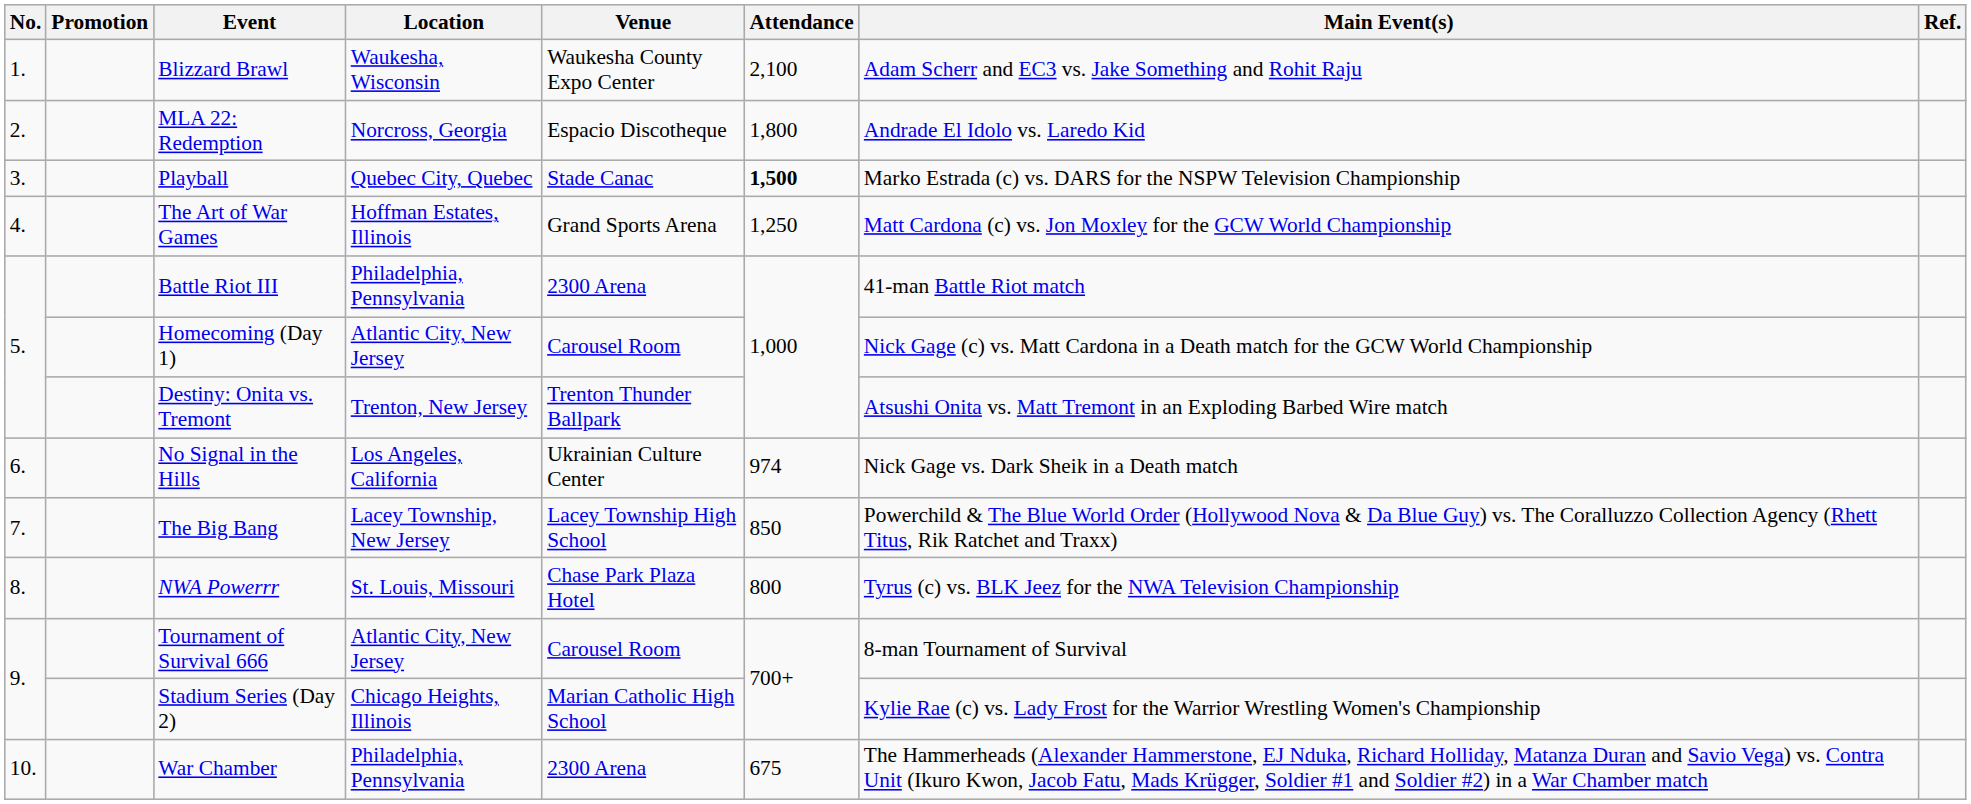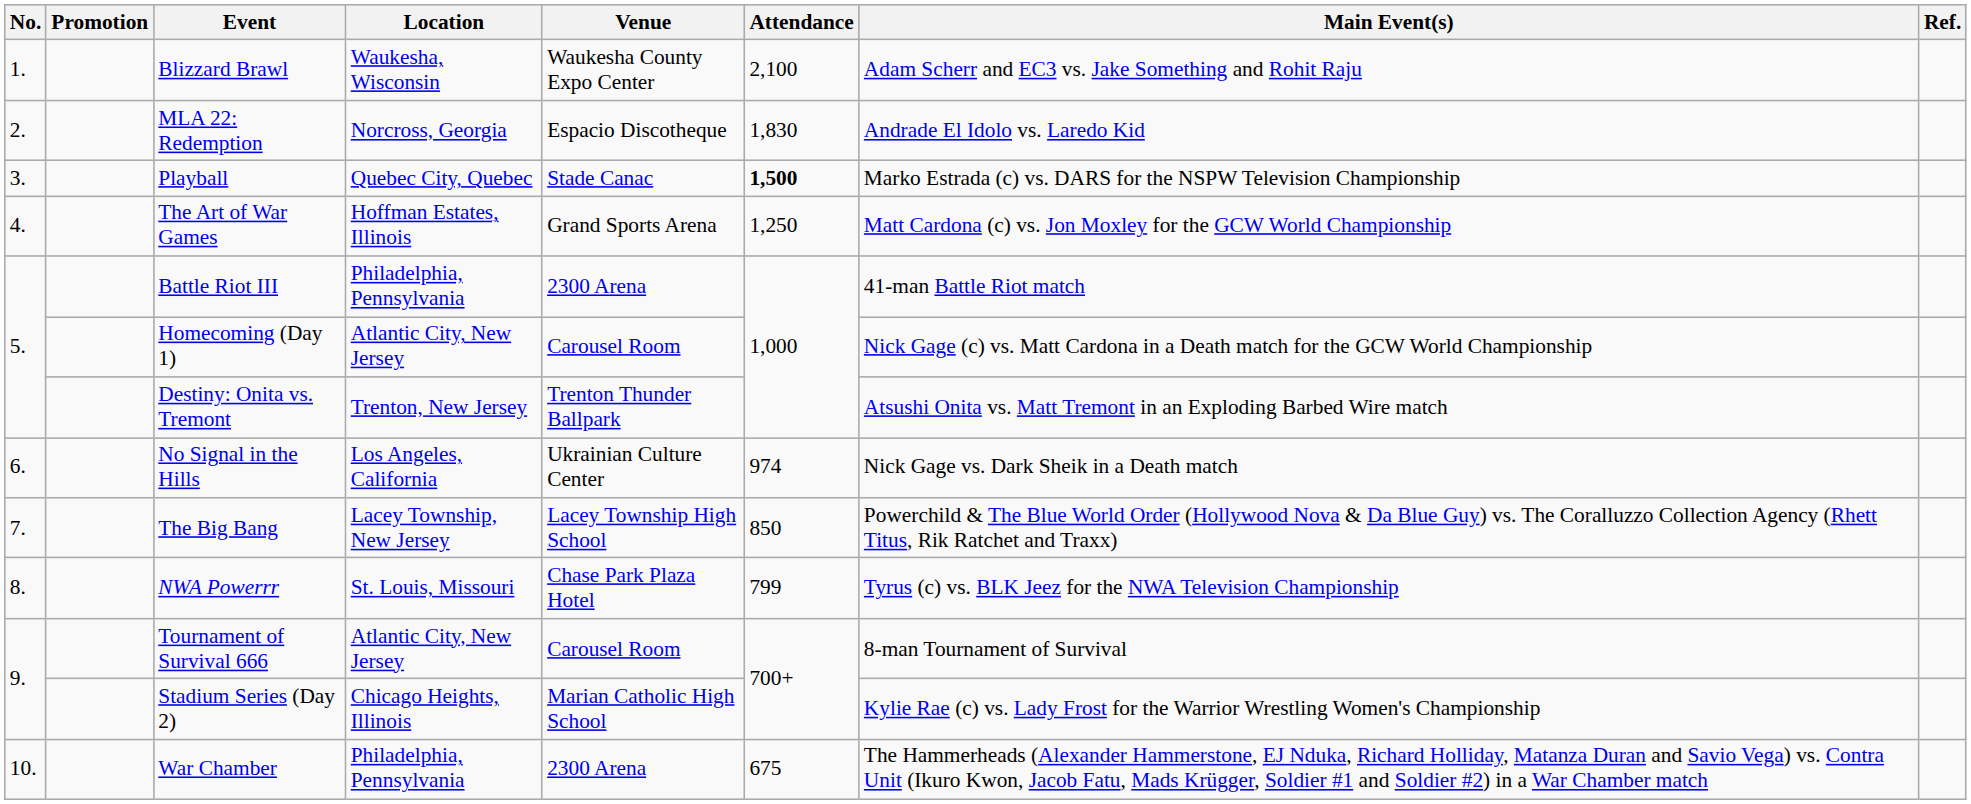(773, 129) 1,800 -> (773, 129) 1,830
(765, 587) 800 -> (765, 587) 799
